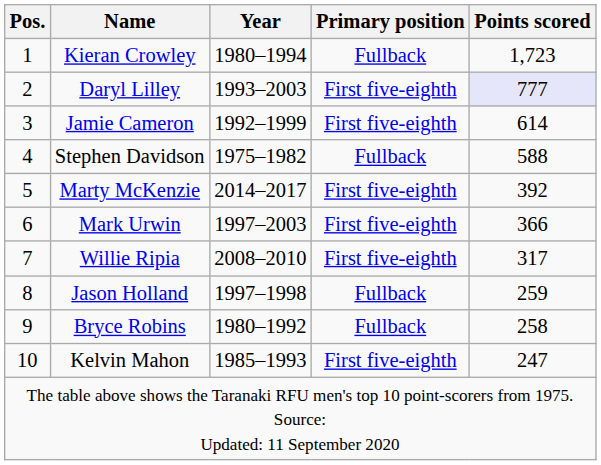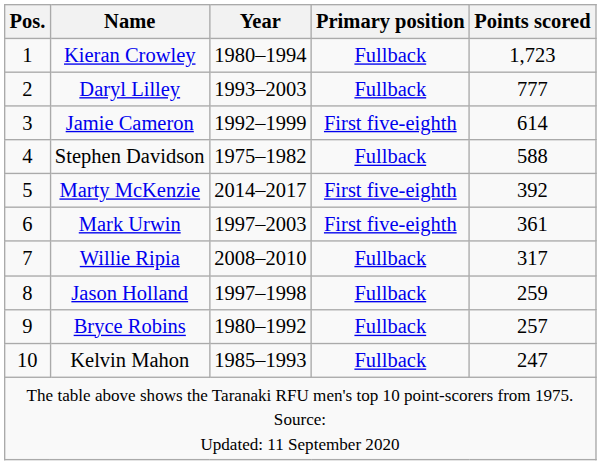(390, 89) First five-eighth -> (390, 89) Fullback
(532, 89) lavender background -> (532, 89) no background
(532, 224) 366 -> (532, 224) 361
(390, 258) First five-eighth -> (390, 258) Fullback
(532, 326) 258 -> (532, 326) 257
(390, 359) First five-eighth -> (390, 359) Fullback
